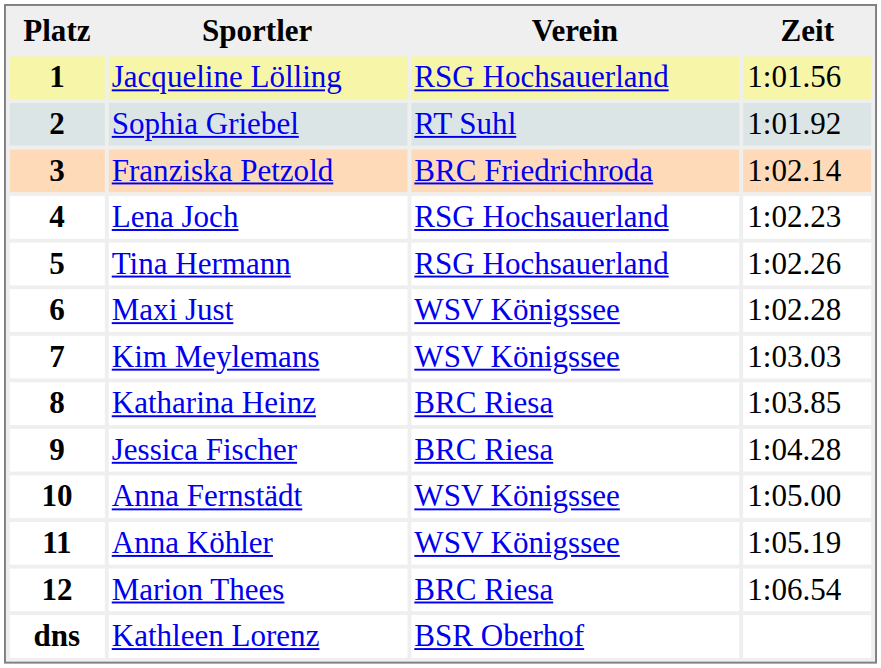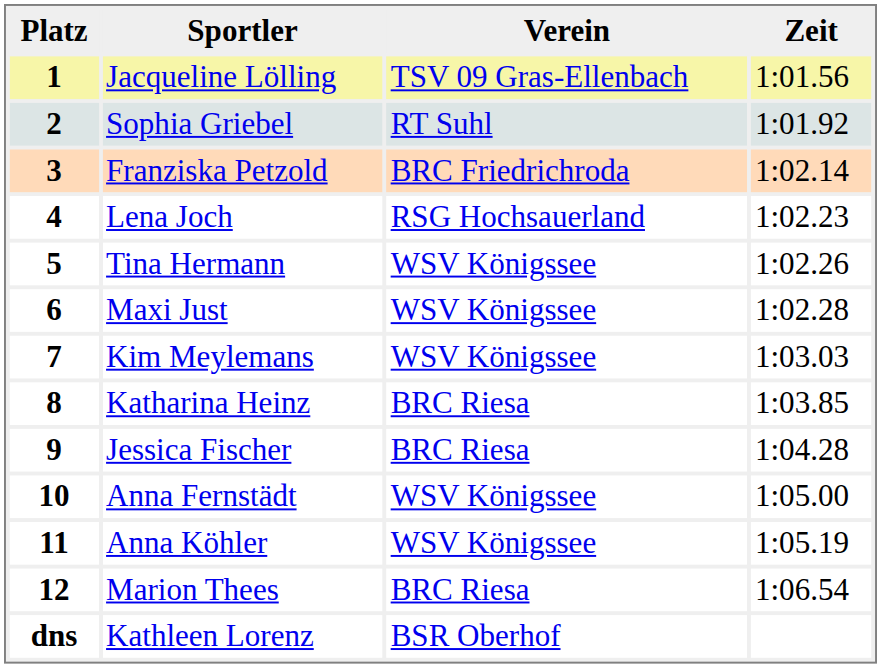(542, 77) RSG Hochsauerland -> (540, 77) TSV 09 Gras-Ellenbach
(542, 263) RSG Hochsauerland -> (493, 263) WSV Königssee
